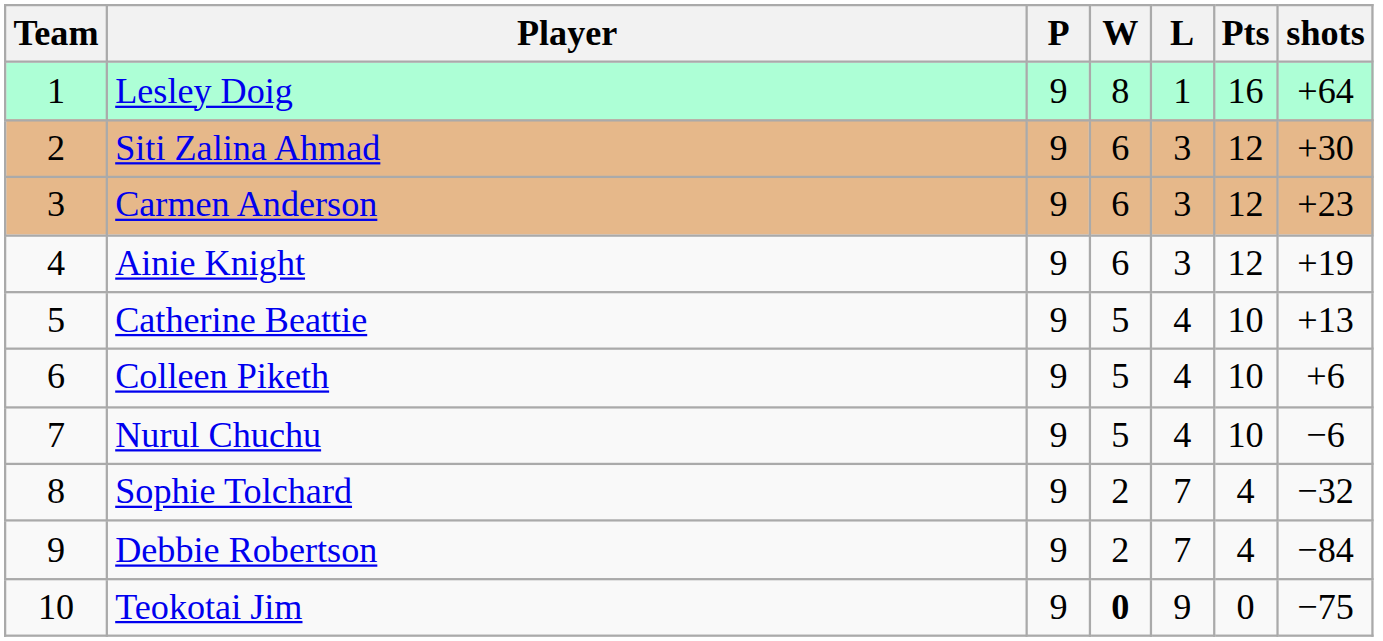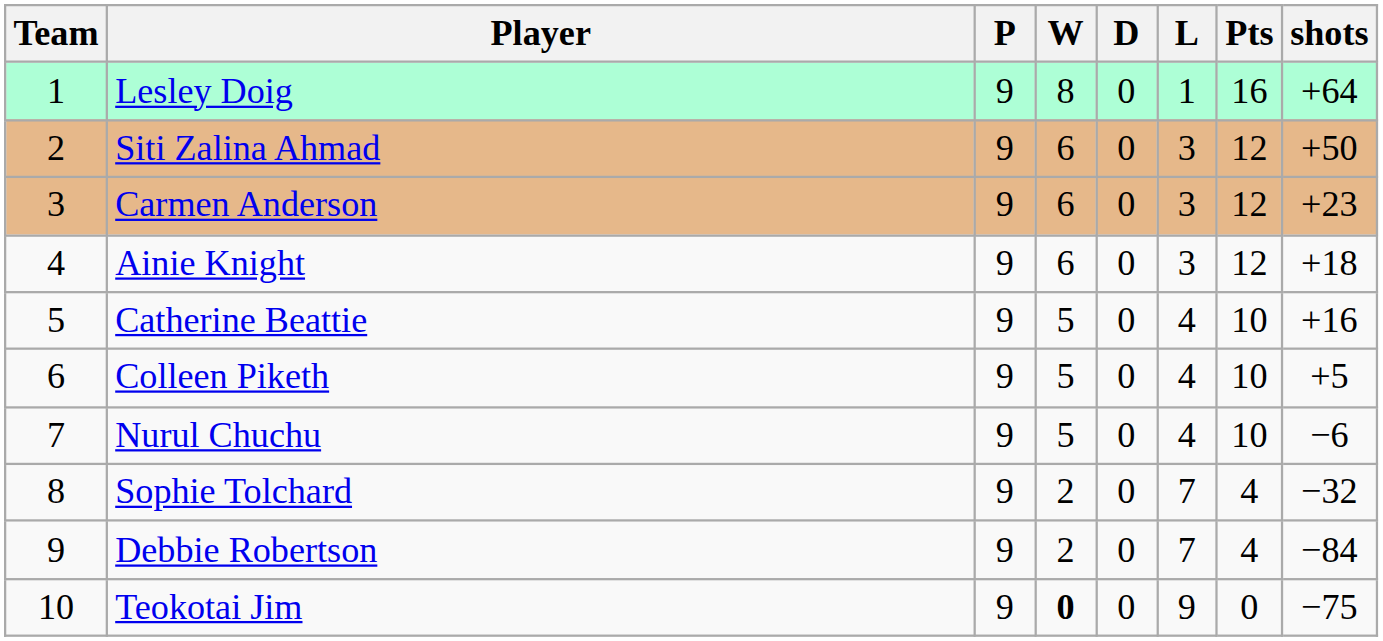+ column: (1126, 33)
(1326, 147) +30 -> (1329, 147) +50
(1326, 262) +19 -> (1329, 262) +18
(1326, 319) +13 -> (1329, 319) +16
(1326, 377) +6 -> (1329, 377) +5
